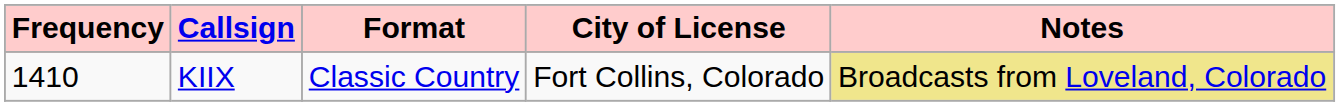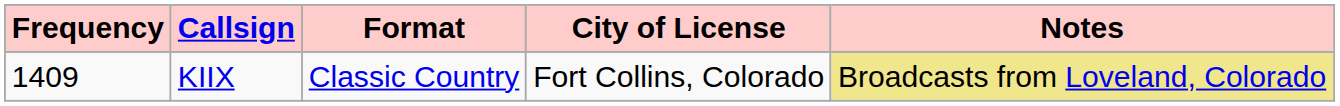(45, 76) 1410 -> (45, 76) 1409
